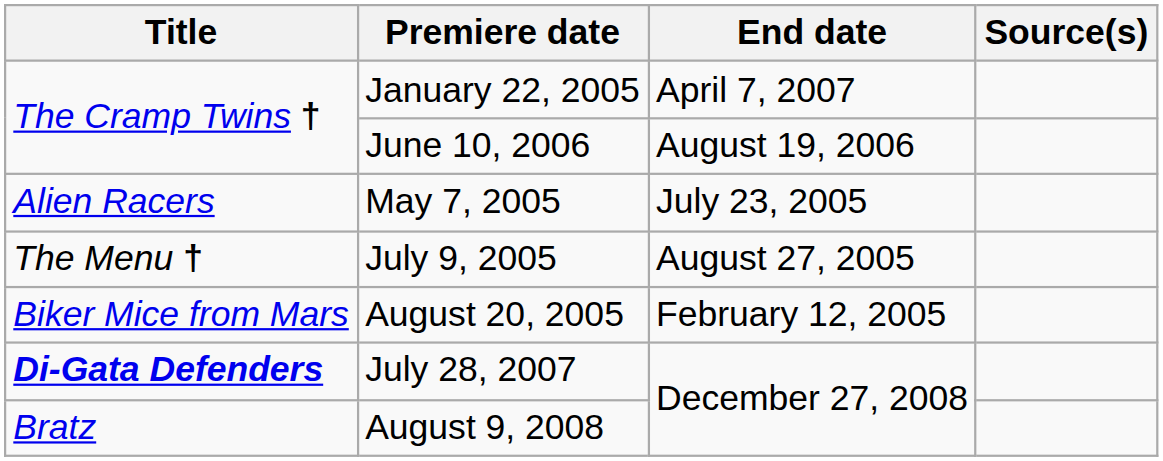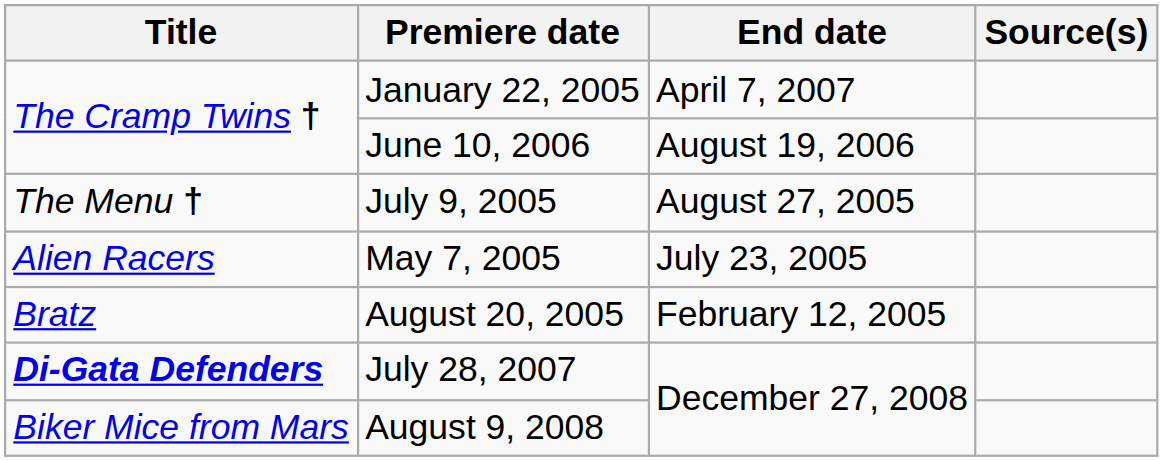rows swapped: (463, 201) <-> (461, 257)
(181, 314) Biker Mice from Mars -> (55, 314) Bratz
(55, 426) Bratz -> (181, 426) Biker Mice from Mars
